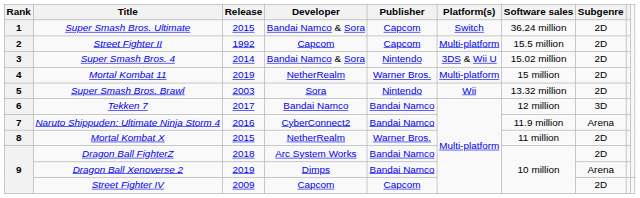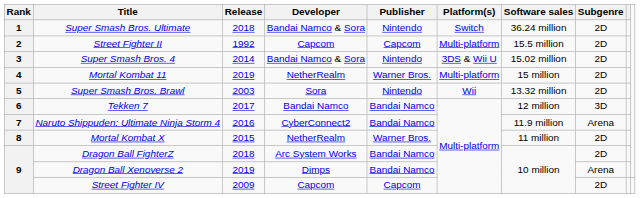(243, 28) 2015 -> (243, 28) 2018
(402, 28) Capcom -> (402, 28) Nintendo
